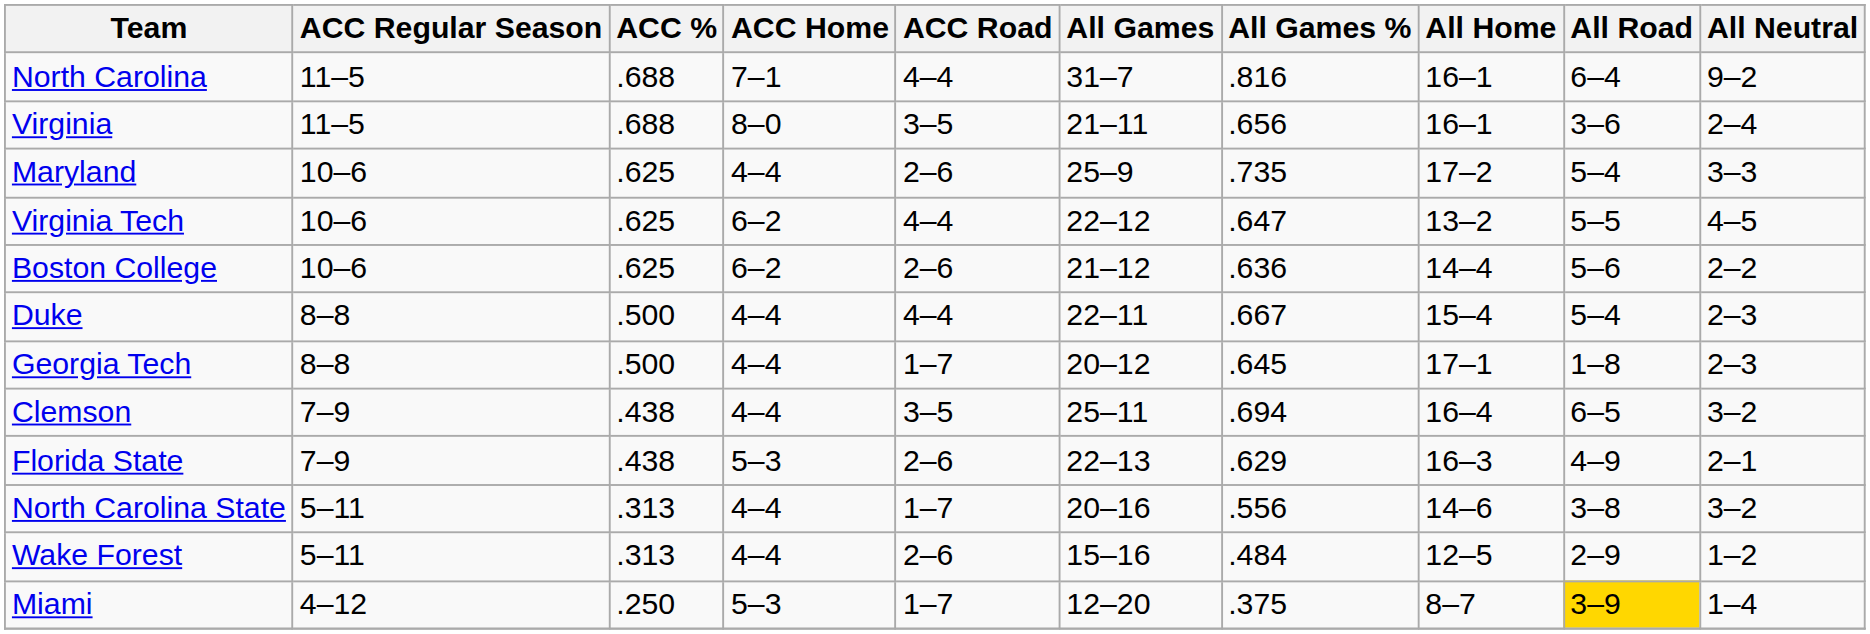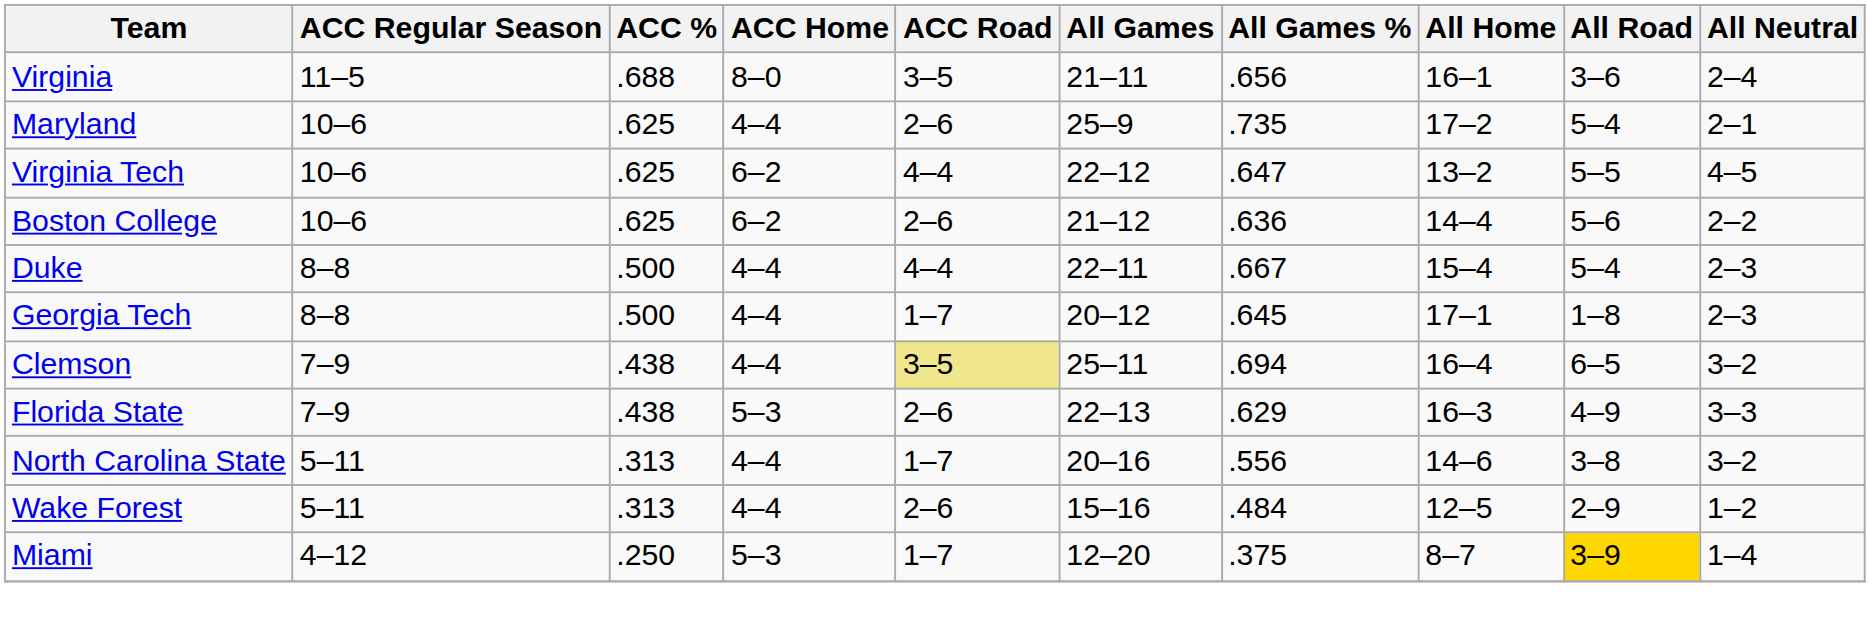- row: (109, 76)
(1732, 172) 3–3 -> (1732, 124) 2–1
(928, 412) no background -> (928, 364) khaki background
(1732, 460) 2–1 -> (1732, 412) 3–3
